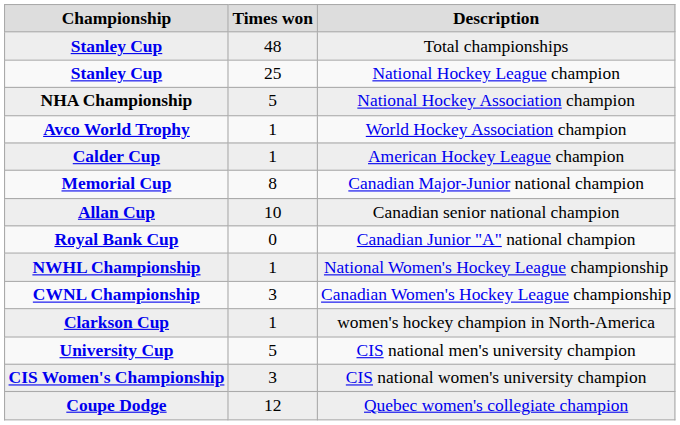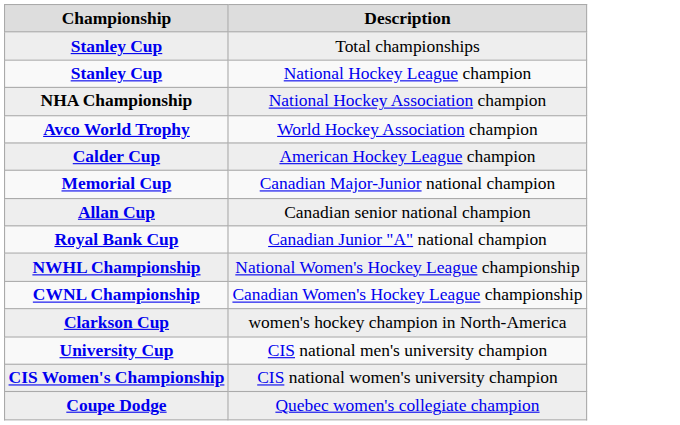- column: (273, 18)
